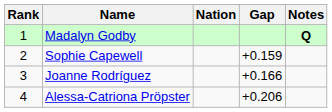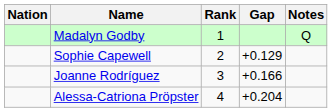columns swapped: (23, 14) <-> (216, 14)
(306, 35) bold -> (306, 35) normal
(262, 55) +0.159 -> (262, 55) +0.129
(262, 96) +0.206 -> (262, 96) +0.204
